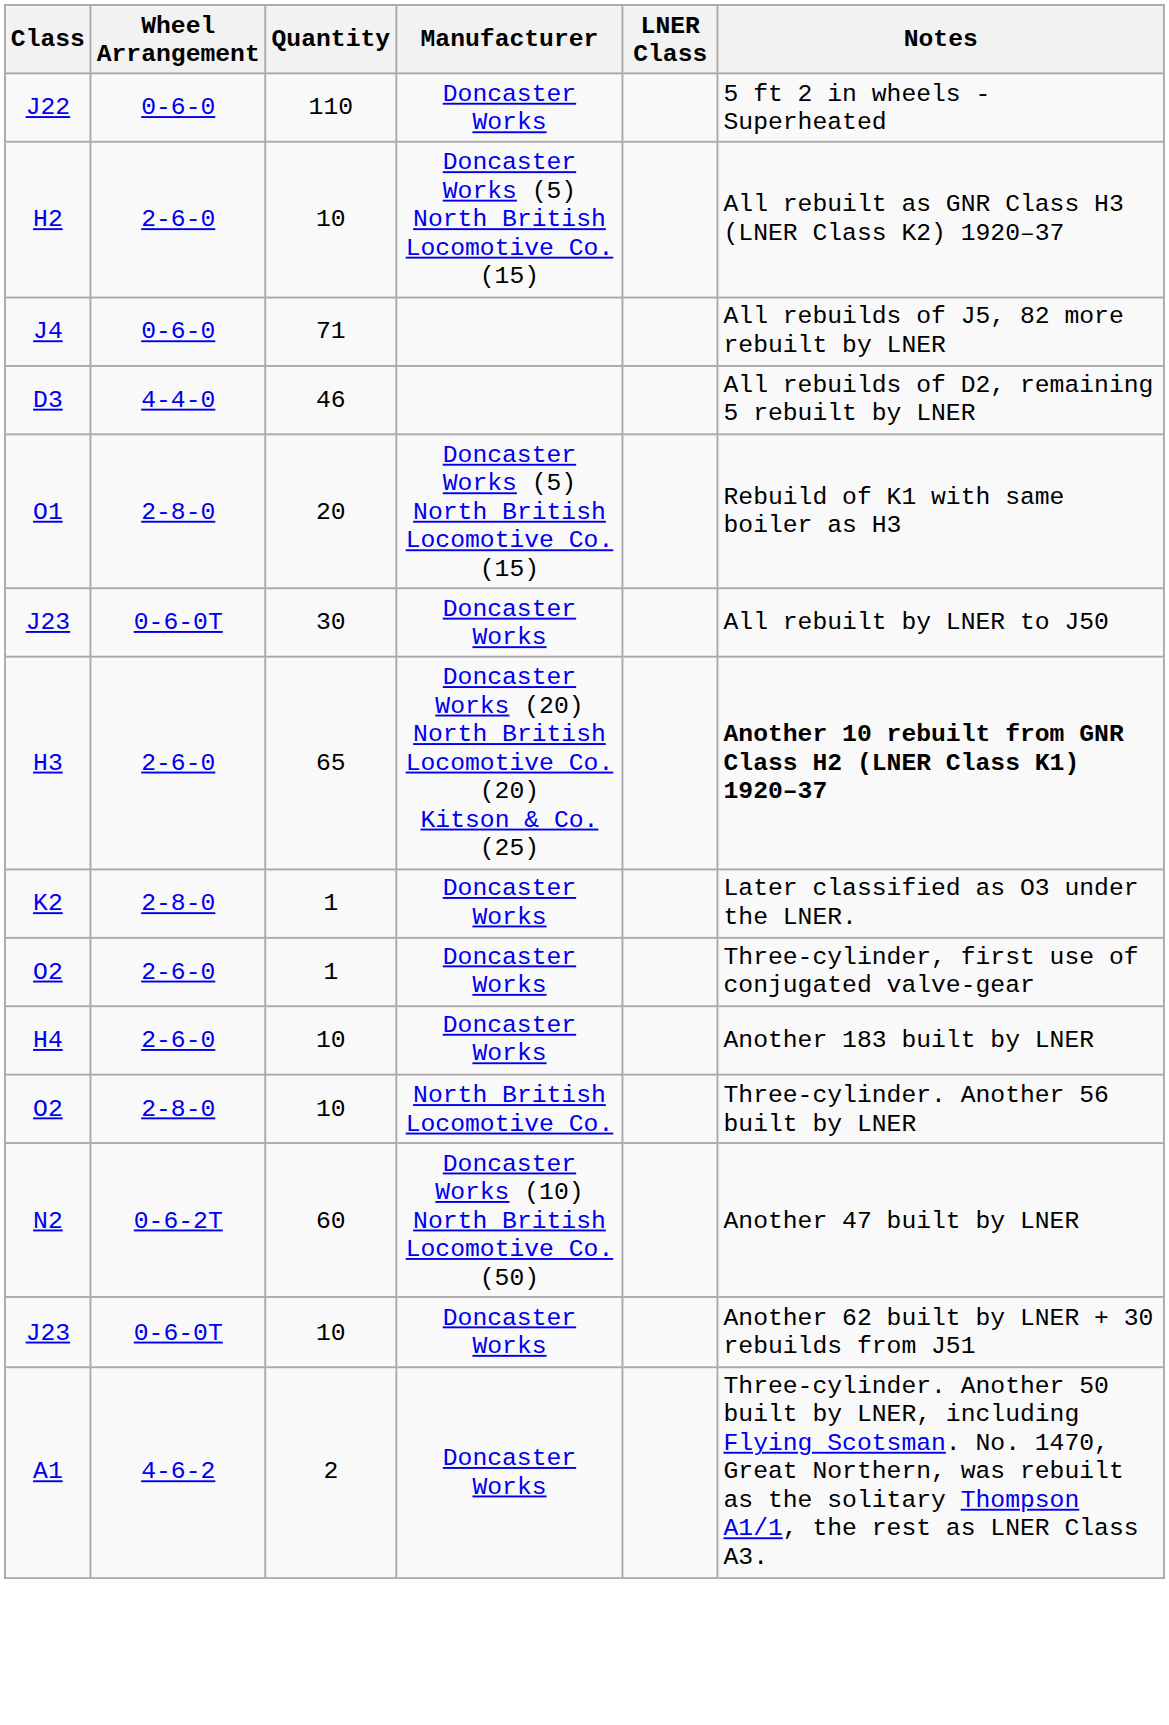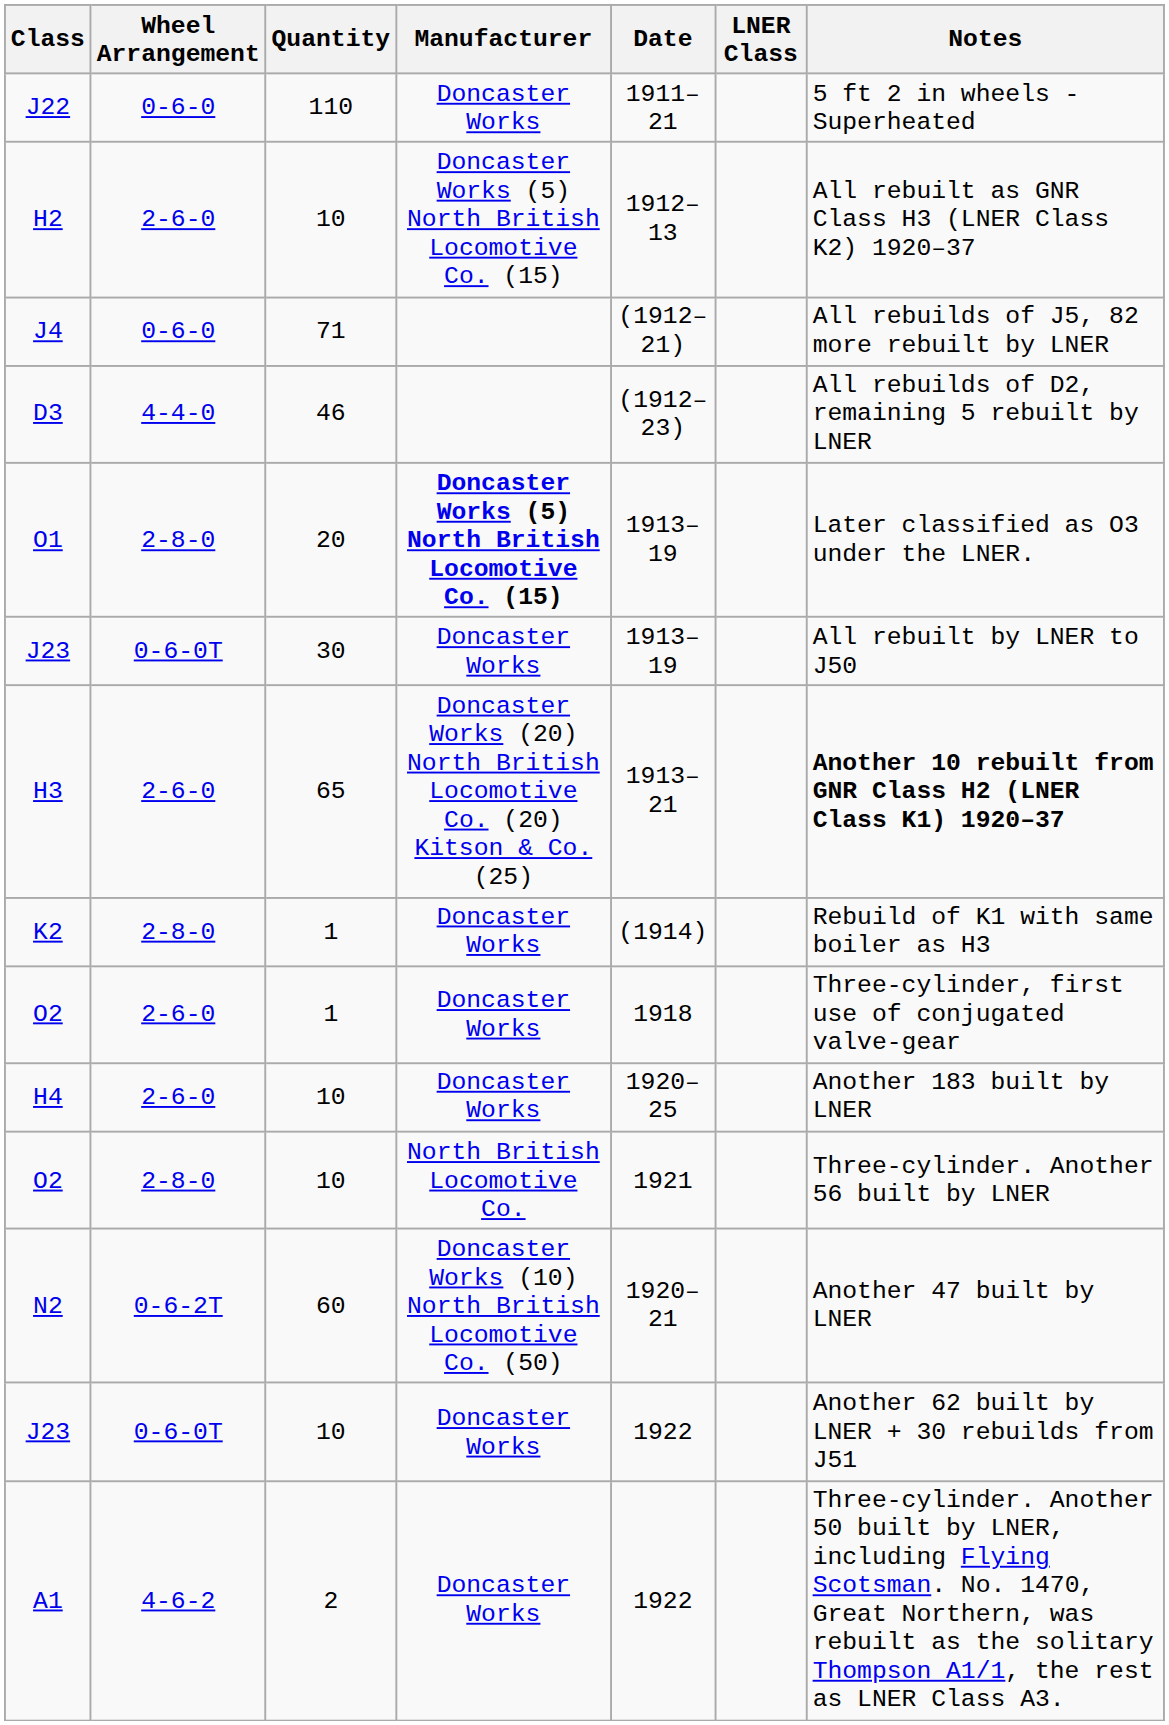+ column: (663, 39)
(509, 511) normal -> (503, 540) bold
(894, 511) Rebuild of K1 with same boiler as H3 -> (976, 540) Later classified as O3 under the LNER.
(931, 903) Later classified as O3 under the LNER. -> (983, 931) Rebuild of K1 with same boiler as H3
